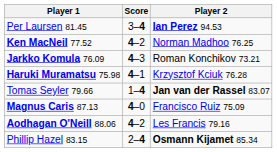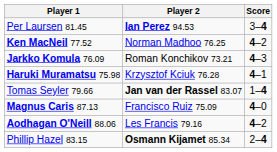columns swapped: (136, 11) <-> (211, 11)
